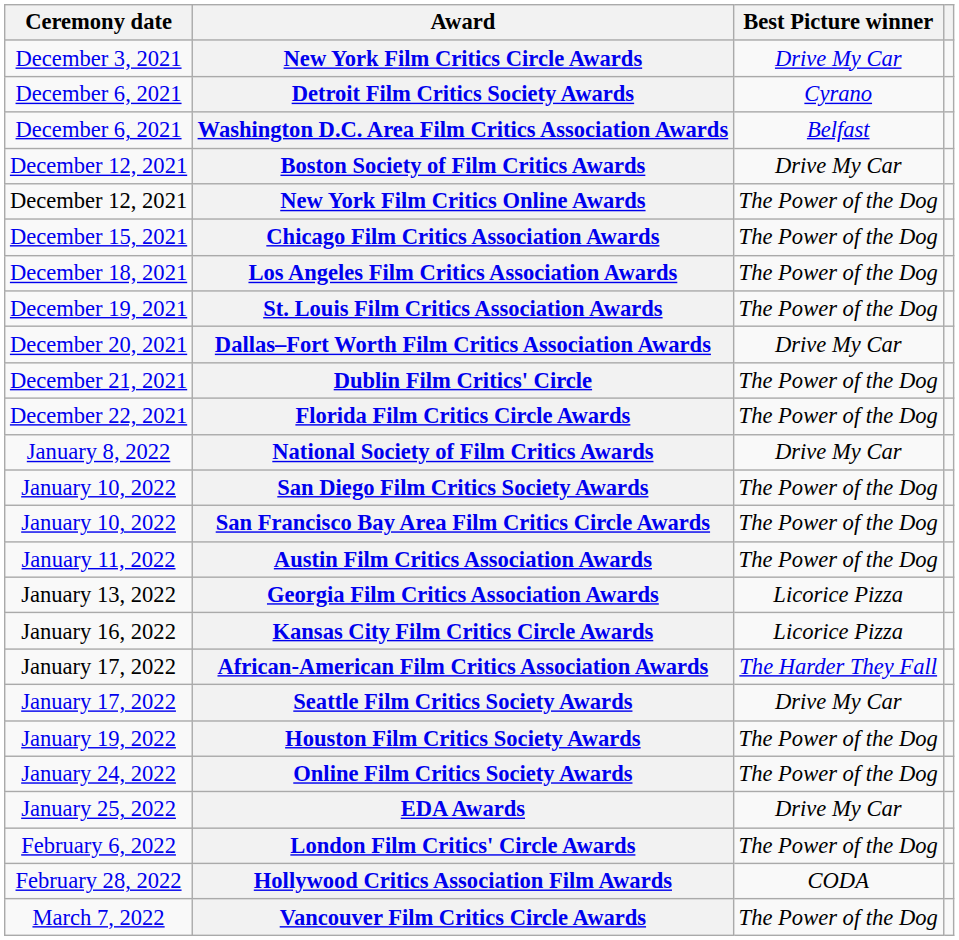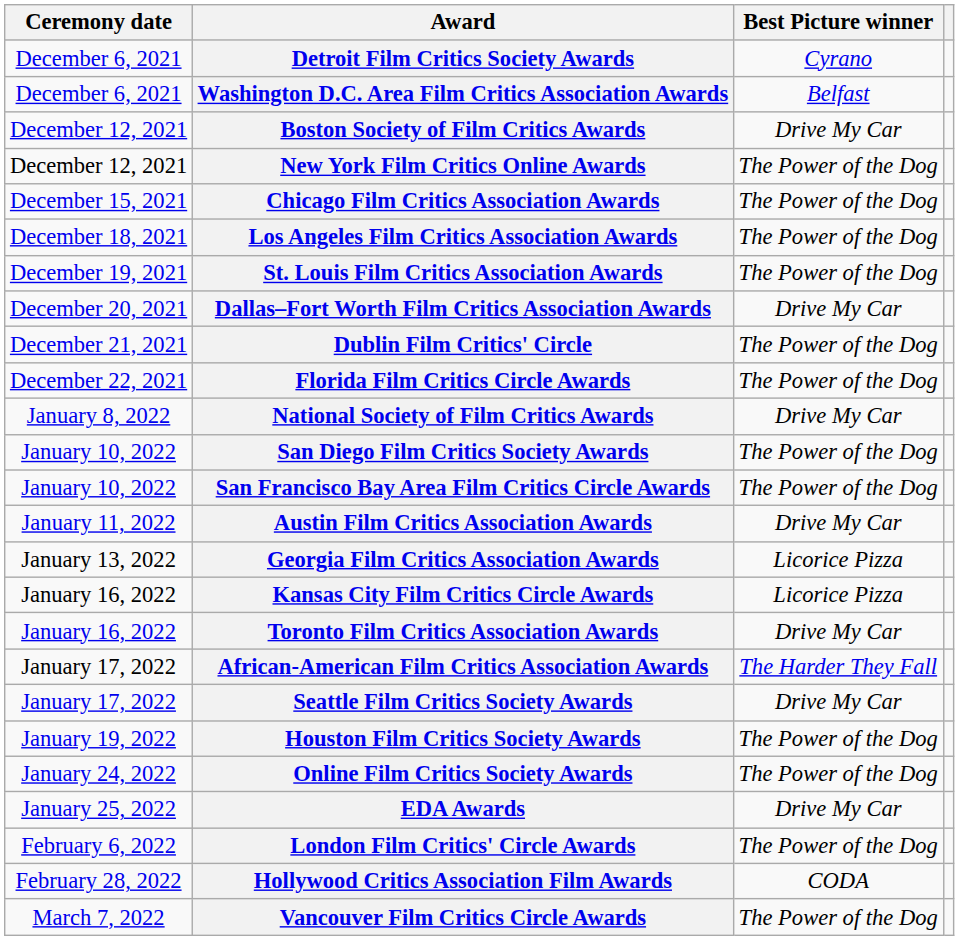- row: (463, 58)
(838, 559) The Power of the Dog -> (838, 523) Drive My Car
+ row: (463, 630)
